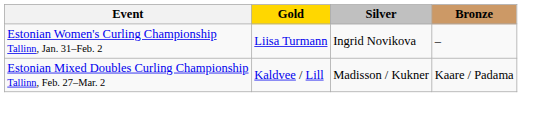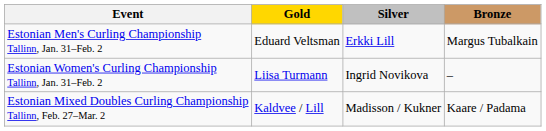+ row: (104, 41)
